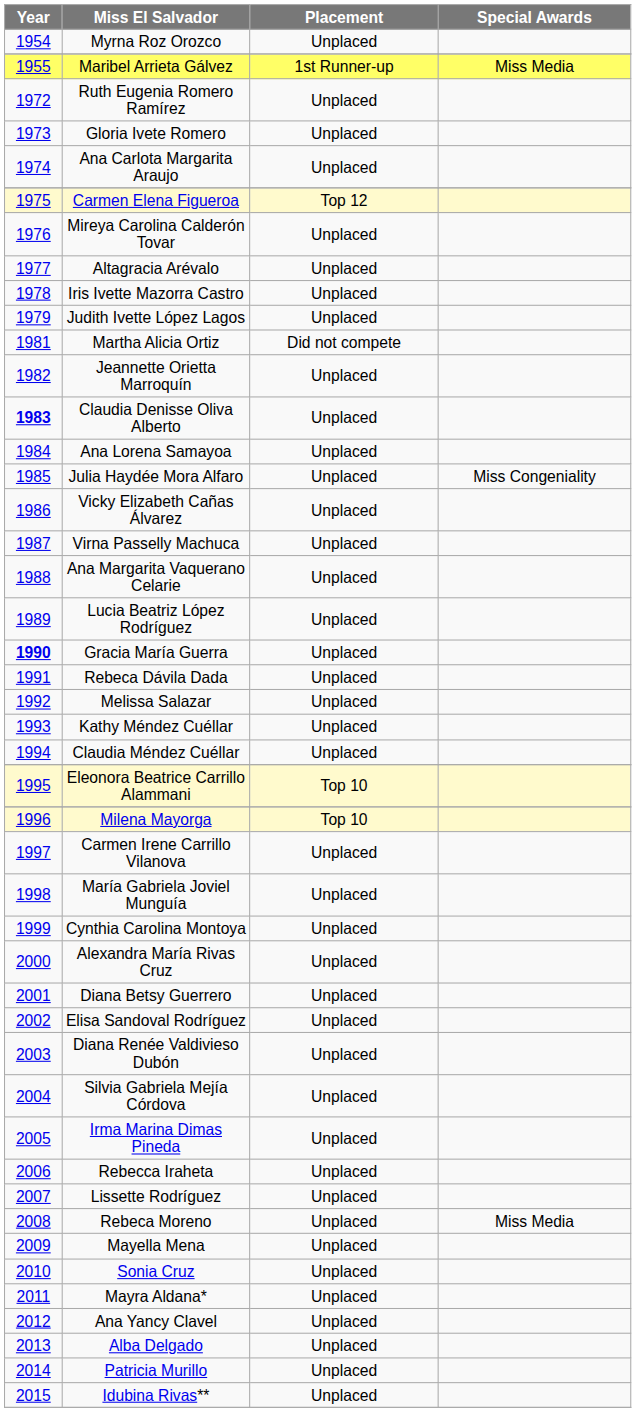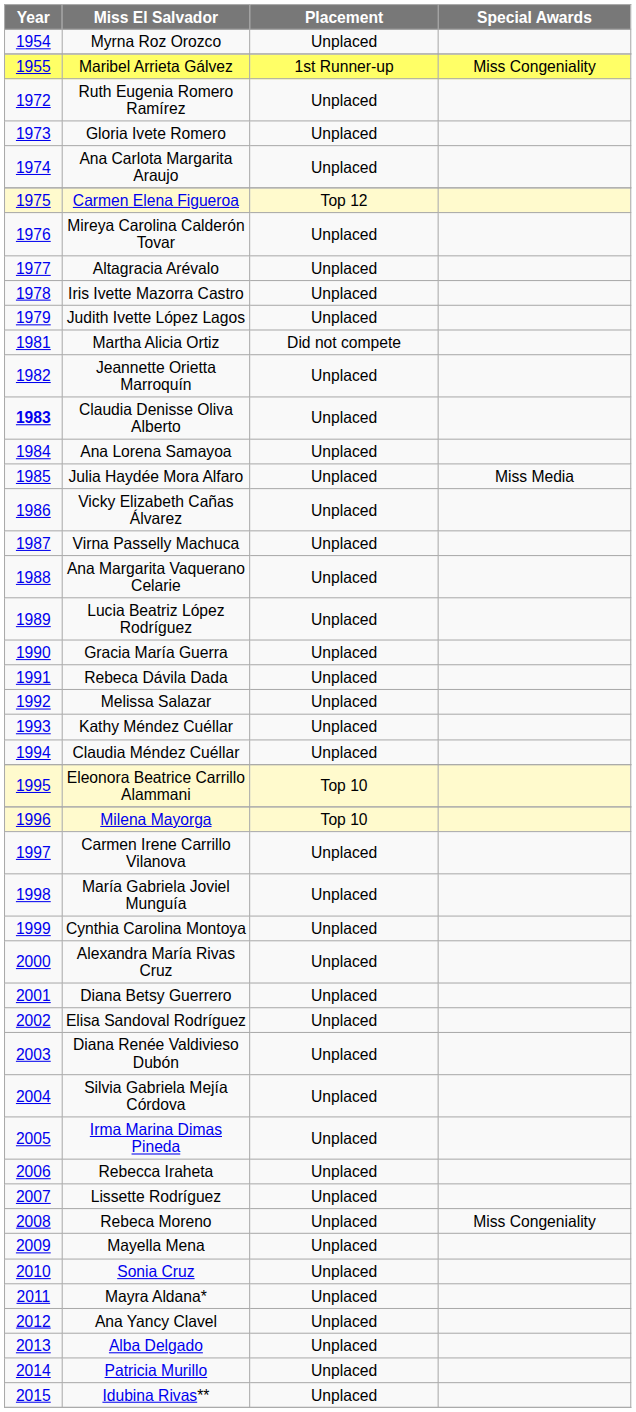(534, 67) Miss Media -> (534, 67) Miss Congeniality
(534, 476) Miss Congeniality -> (534, 476) Miss Media
(33, 653) bold -> (33, 653) normal
(534, 1222) Miss Media -> (534, 1222) Miss Congeniality
